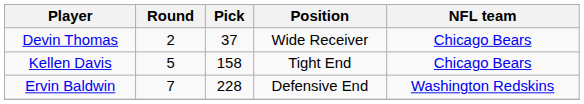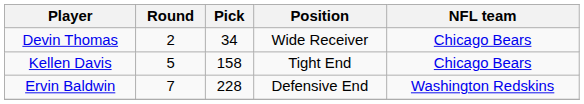(229, 39) 37 -> (229, 39) 34
